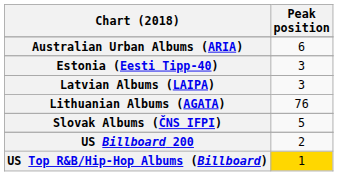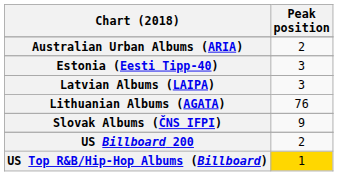(302, 47) 6 -> (302, 47) 2
(302, 123) 5 -> (302, 123) 9
